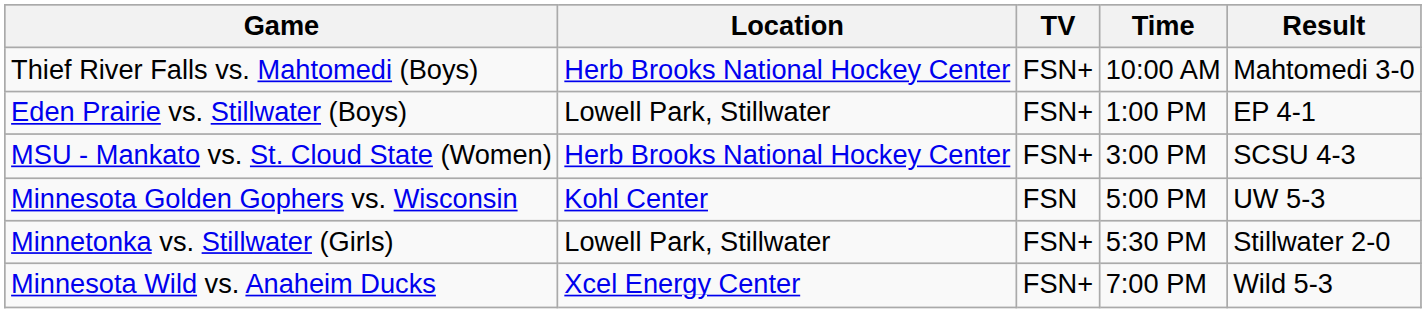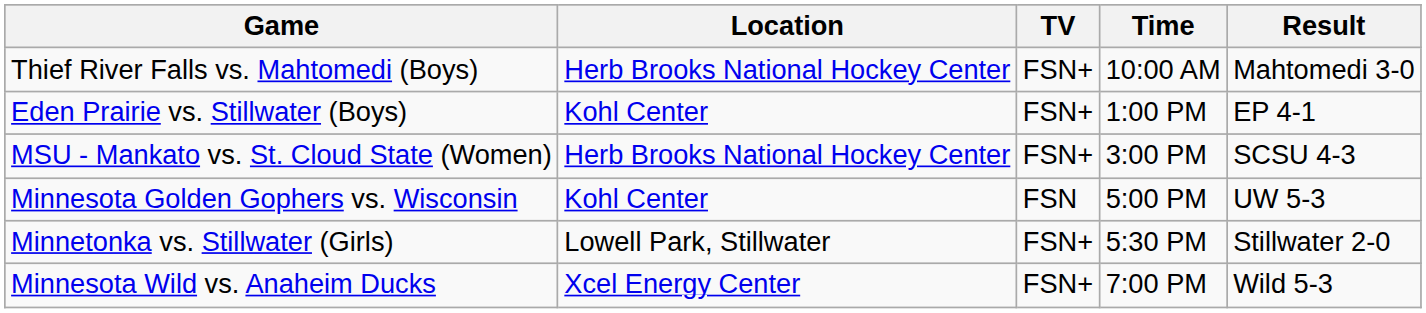(697, 112) Lowell Park, Stillwater -> (636, 112) Kohl Center
